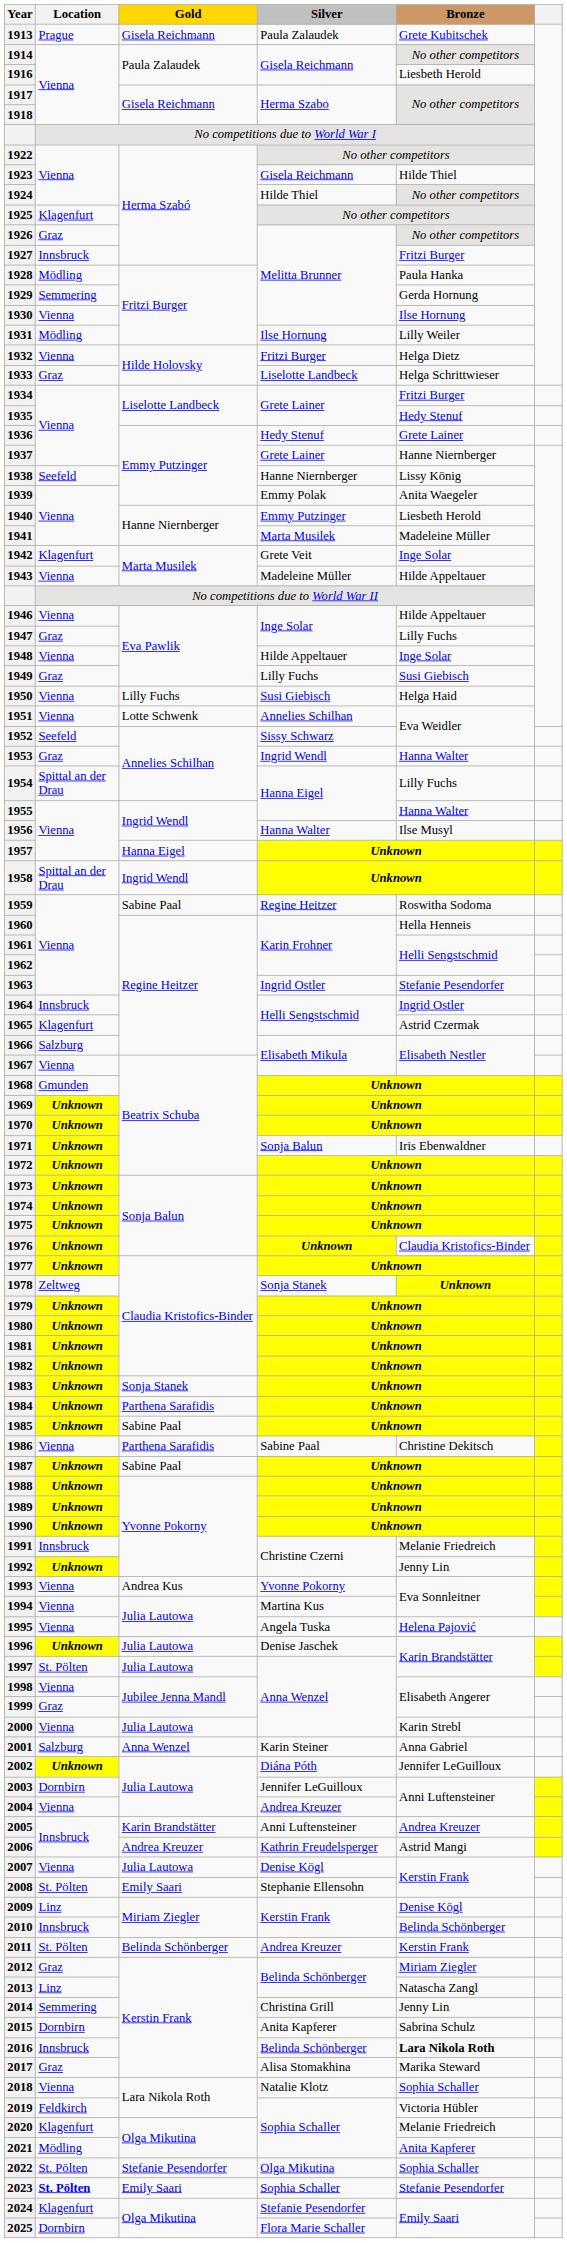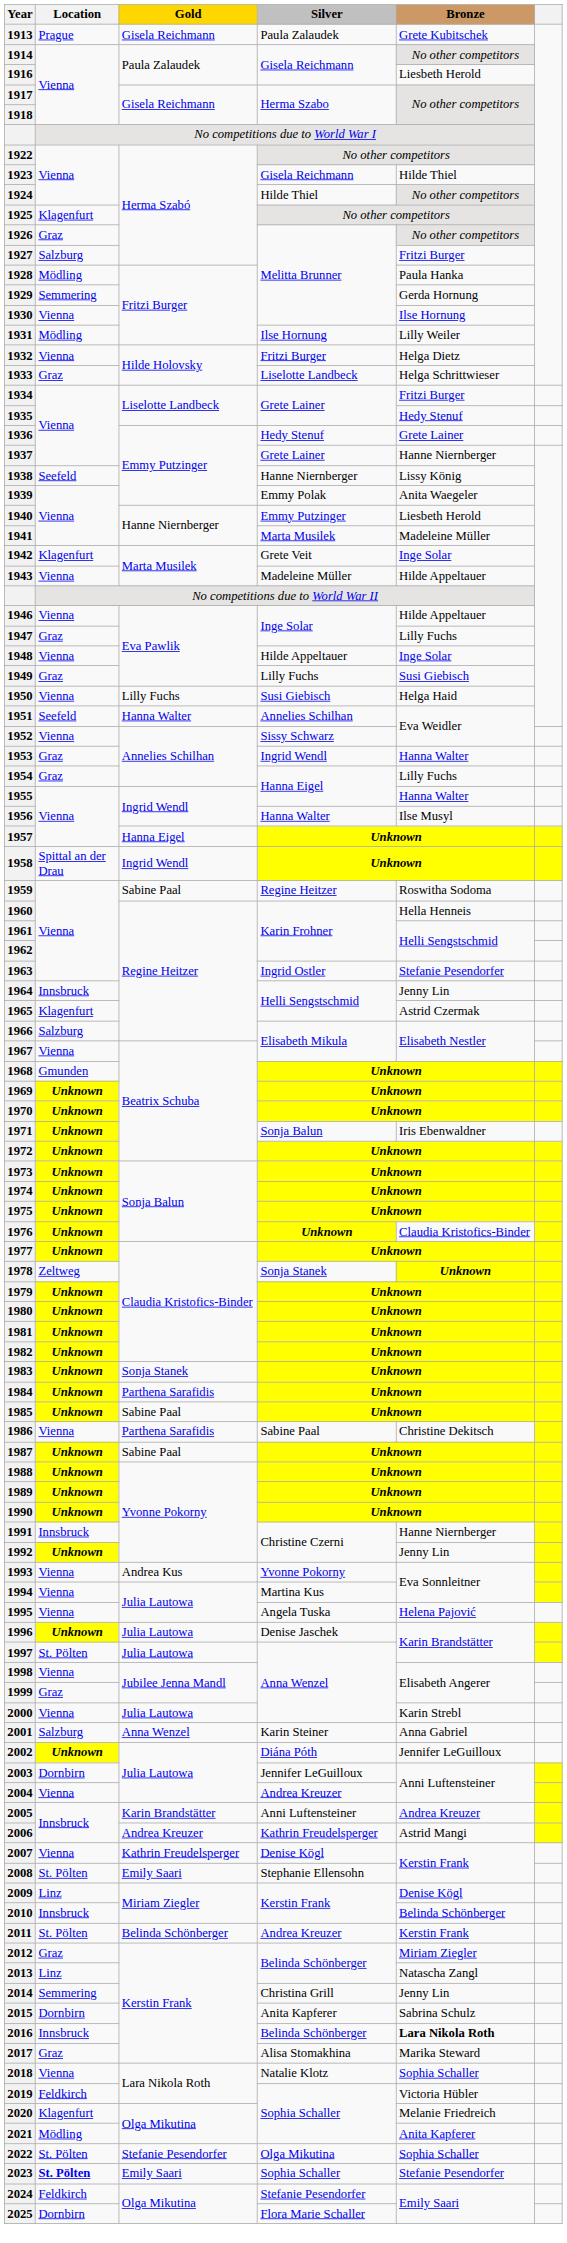(64, 255) Innsbruck -> (61, 255) Salzburg
(56, 716) Vienna -> (57, 716) Seefeld
(160, 716) Lotte Schwenk -> (156, 716) Hanna Walter
(57, 736) Seefeld -> (56, 736) Vienna
(72, 783) Spittal an der Drau -> (51, 776) Graz
(431, 1005) Ingrid Ostler -> (424, 990) Jenny Lin
(447, 1546) Melanie Friedreich -> (448, 1532) Hanne Niernberger
(157, 1867) Julia Lautowa -> (180, 1852) Kathrin Freudelsperger
(66, 2207) Klagenfurt -> (63, 2193) Feldkirch
